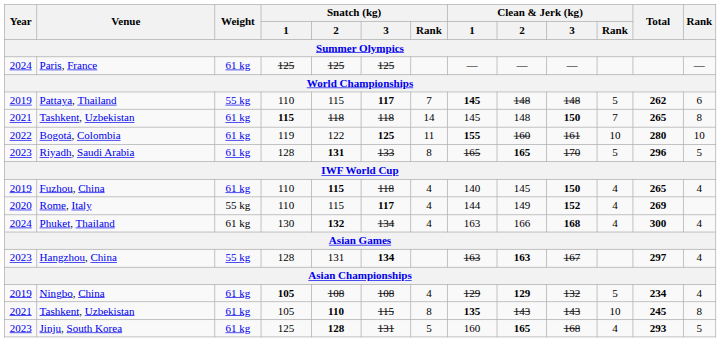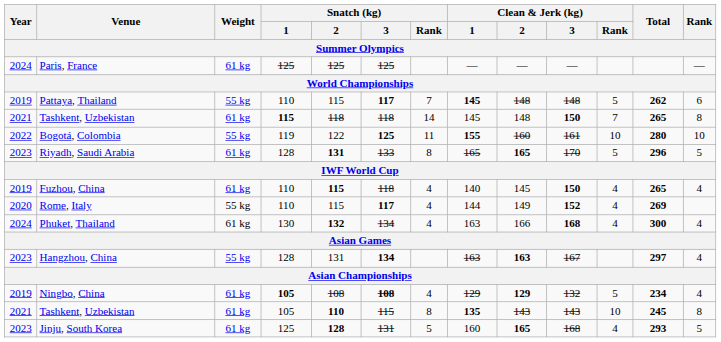(238, 135) 61 kg -> (238, 135) 55 kg
(386, 293) normal -> (386, 293) bold
